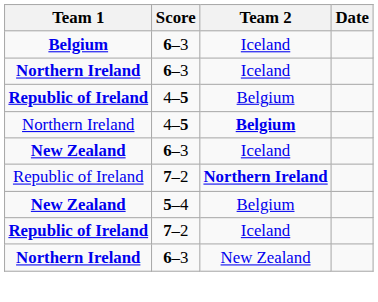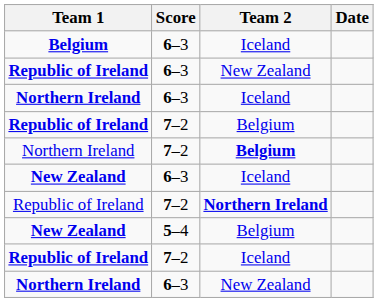+ row: (78, 71)
(176, 97) 4–5 -> (176, 124) 7–2
(176, 124) 4–5 -> (176, 151) 7–2
